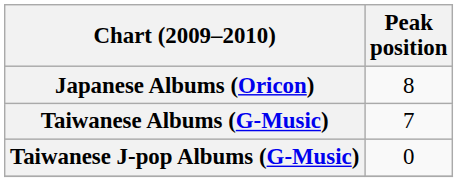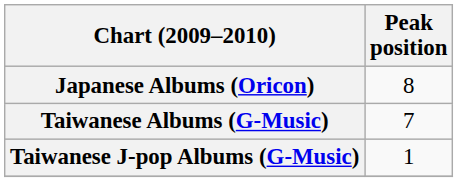(409, 157) 0 -> (409, 157) 1
